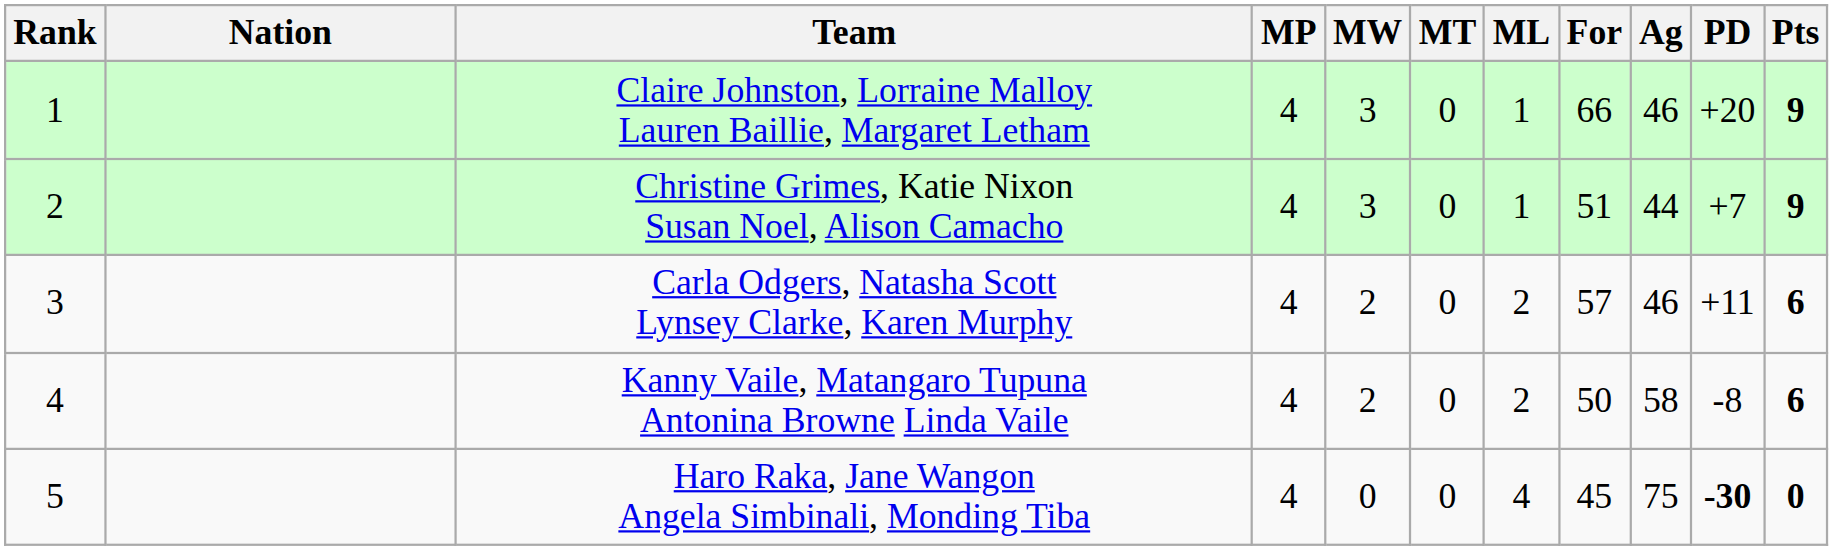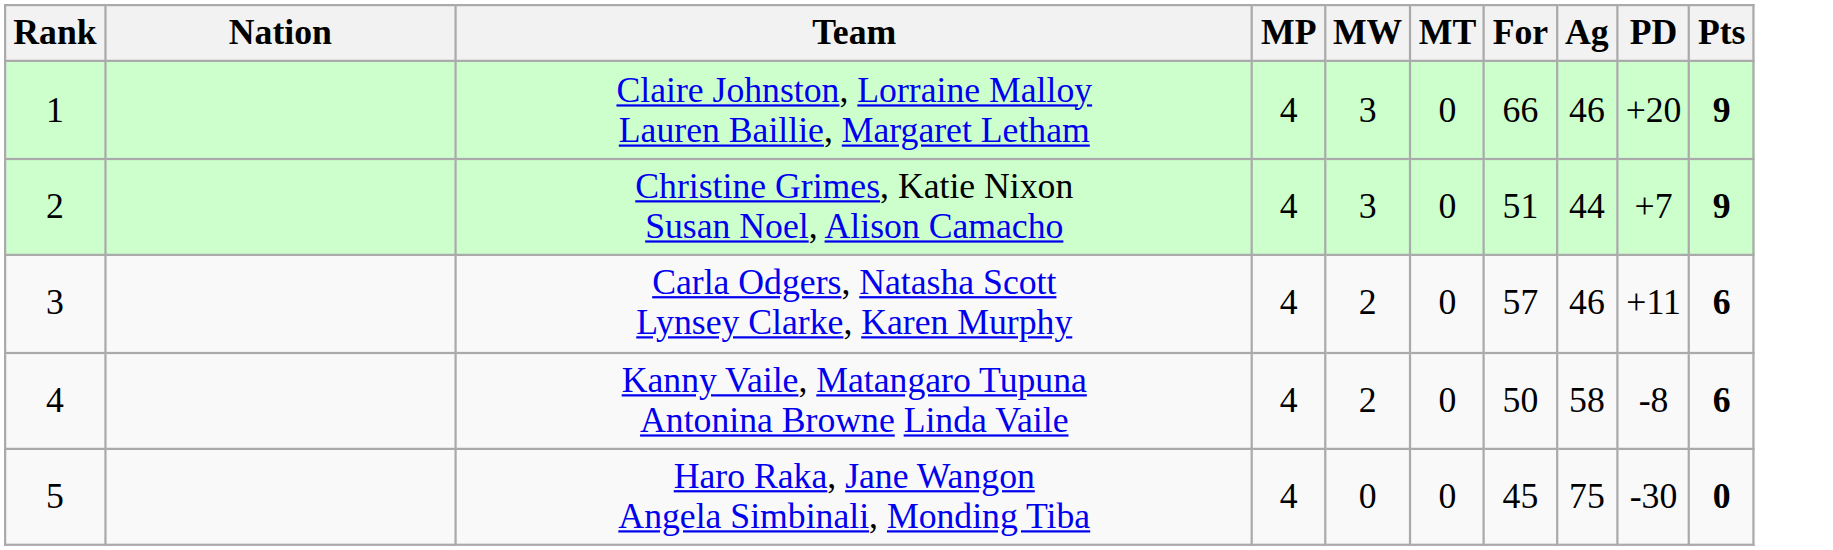- column: (1521, 32)
(1727, 496) bold -> (1654, 496) normal
